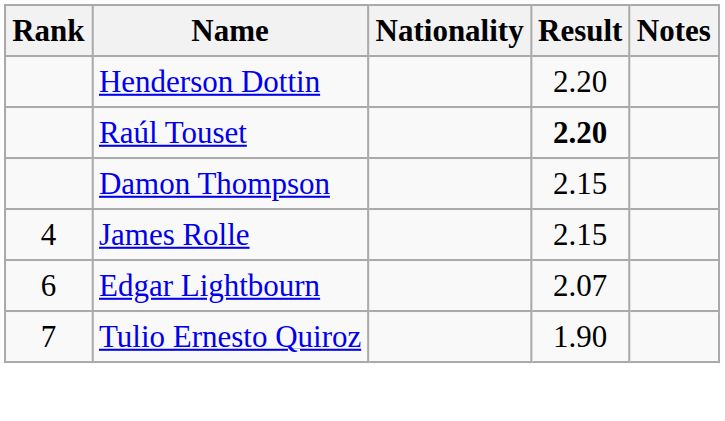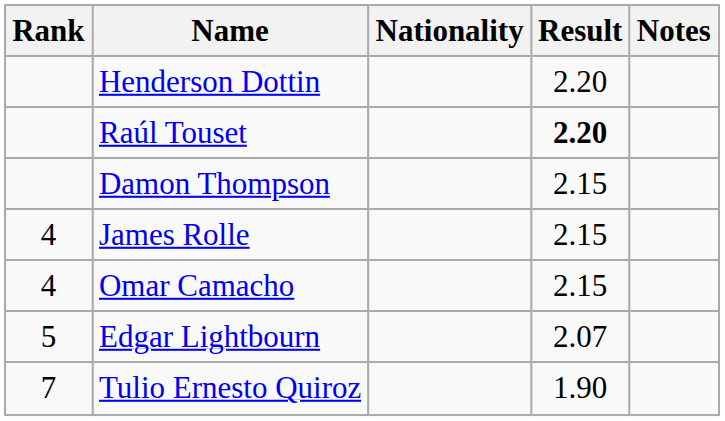+ row: (197, 285)
(48, 285) 6 -> (48, 337) 5
